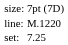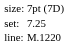rows swapped: (12, 38) <-> (14, 23)
